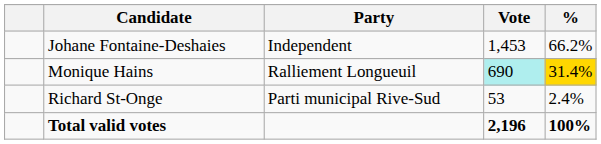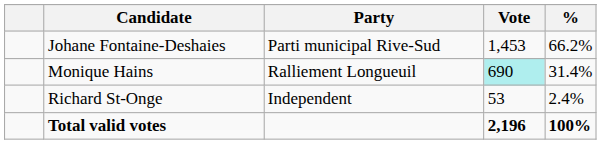(310, 44) Independent -> (354, 44) Parti municipal Rive-Sud
(570, 71) gold background -> (570, 71) no background
(354, 98) Parti municipal Rive-Sud -> (310, 98) Independent
